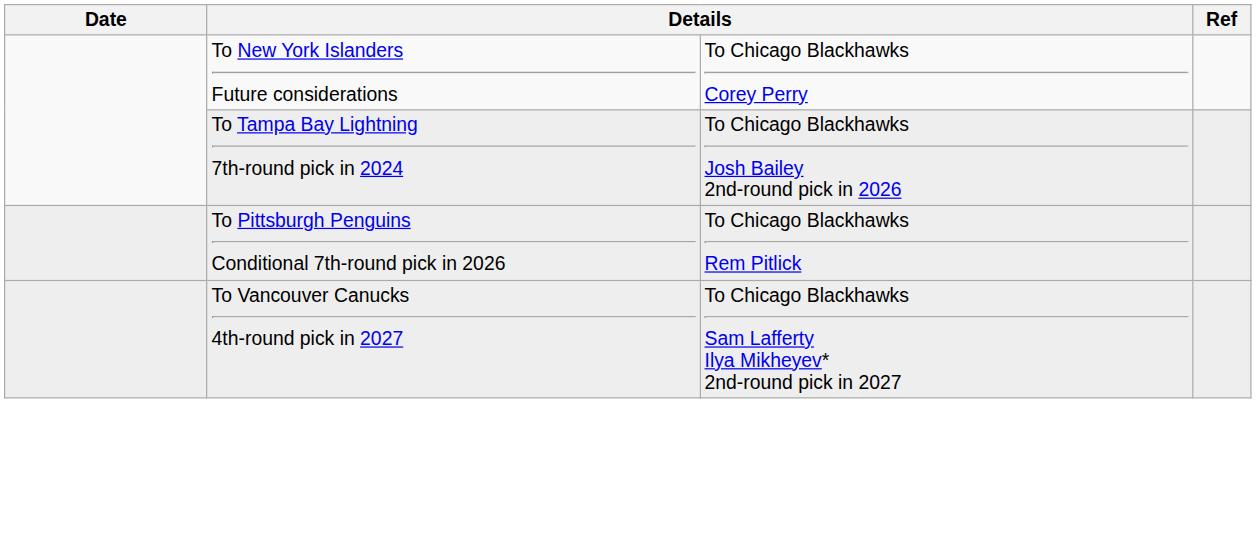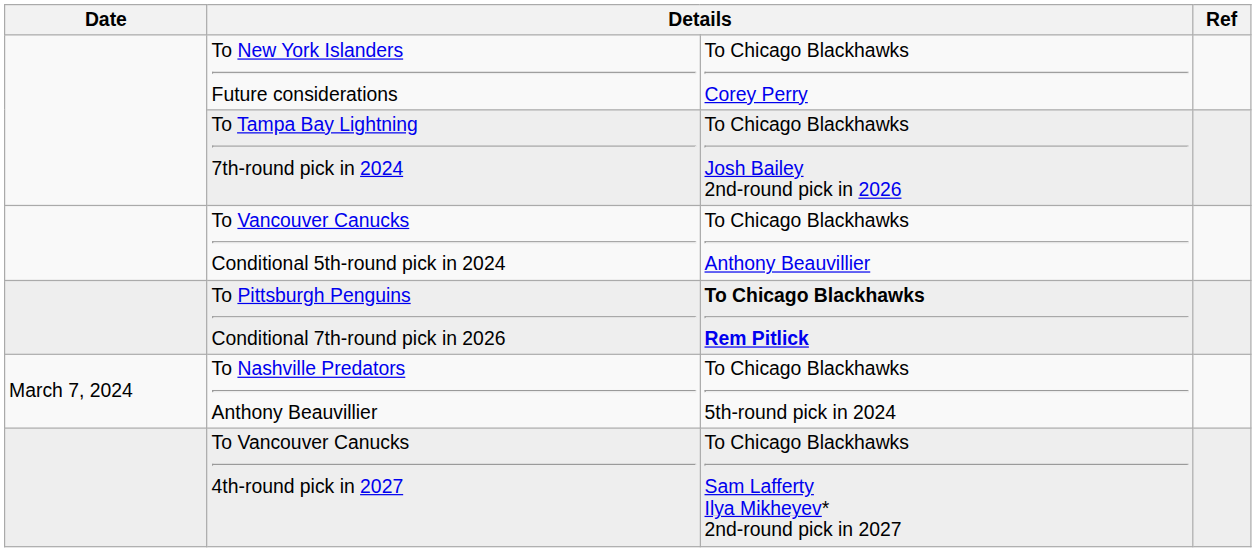+ row: (454, 242)
(947, 242) normal -> (947, 316) bold
+ row: (454, 391)
